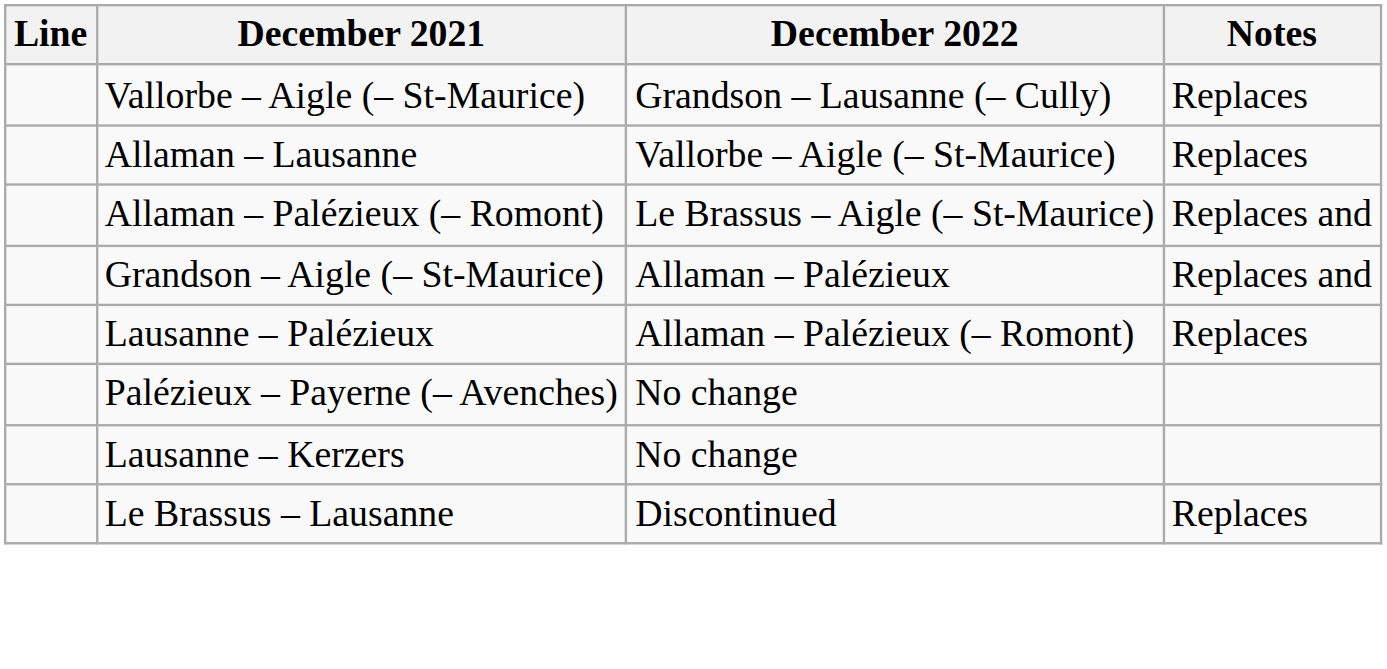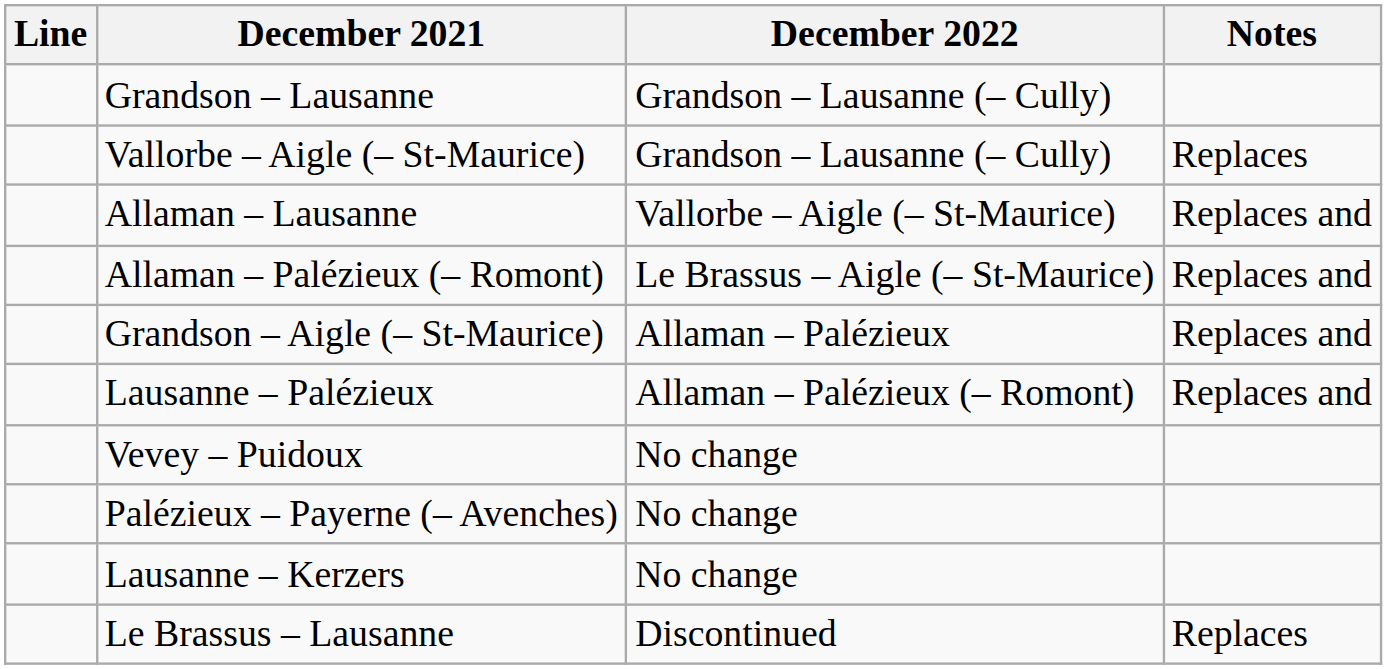+ row: (269, 94)
(1240, 154) Replaces -> (1272, 214) Replaces and
(1240, 333) Replaces -> (1272, 393) Replaces and
+ row: (234, 453)
